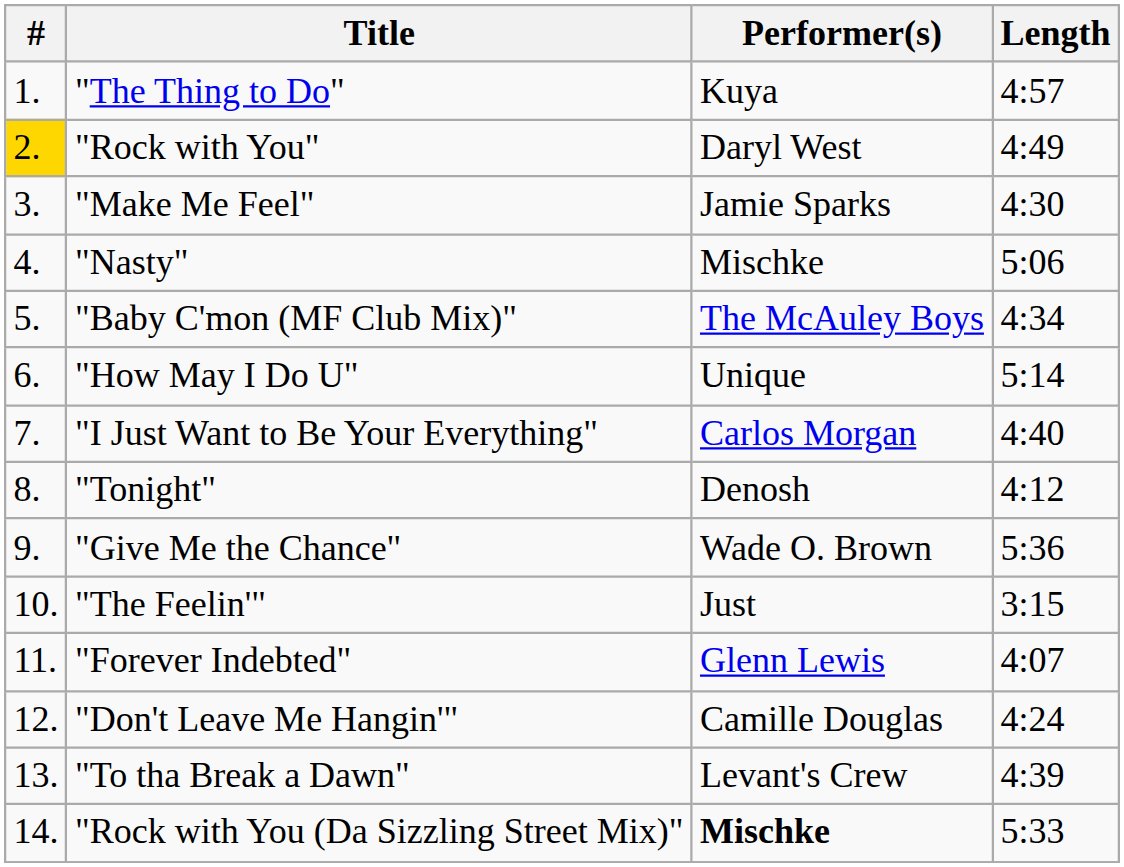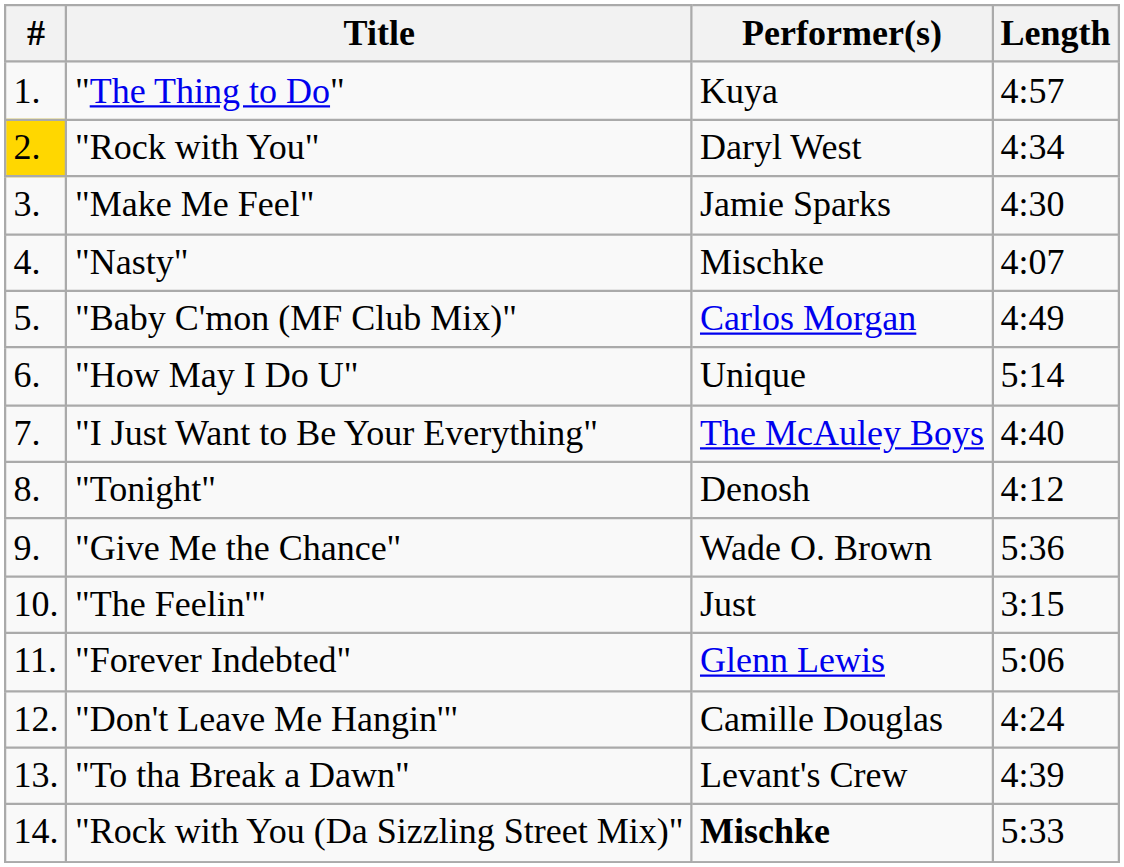(1033, 147) 4:49 -> (1033, 147) 4:34
(1033, 261) 5:06 -> (1033, 261) 4:07
(842, 318) The McAuley Boys -> (808, 318) Carlos Morgan
(1033, 318) 4:34 -> (1033, 318) 4:49
(808, 432) Carlos Morgan -> (842, 432) The McAuley Boys
(1033, 661) 4:07 -> (1033, 661) 5:06
